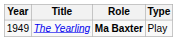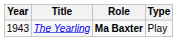(18, 28) 1949 -> (18, 28) 1943
